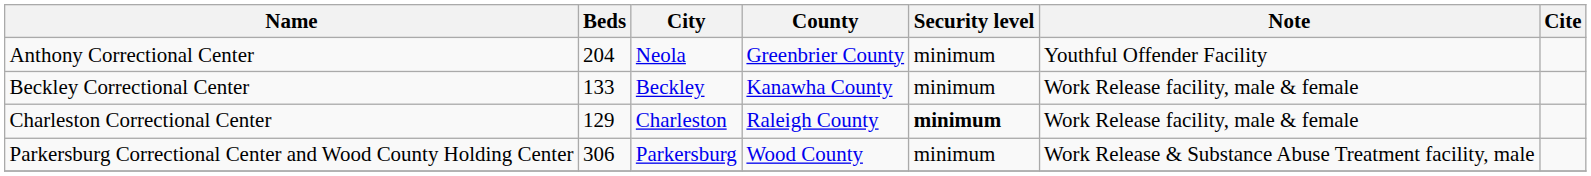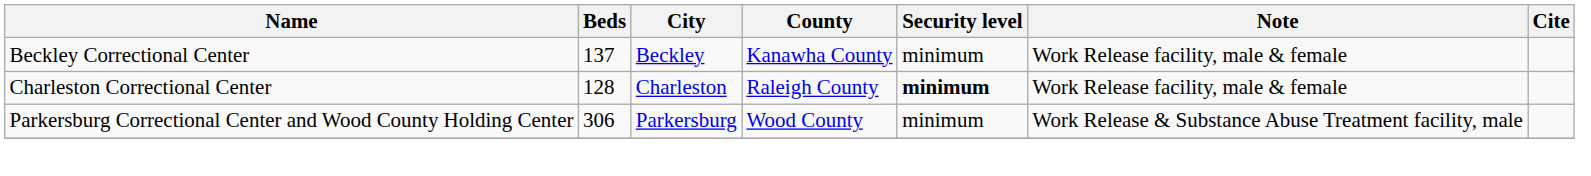- row: (132, 54)
(599, 87) 133 -> (599, 54) 137
(599, 120) 129 -> (599, 87) 128
